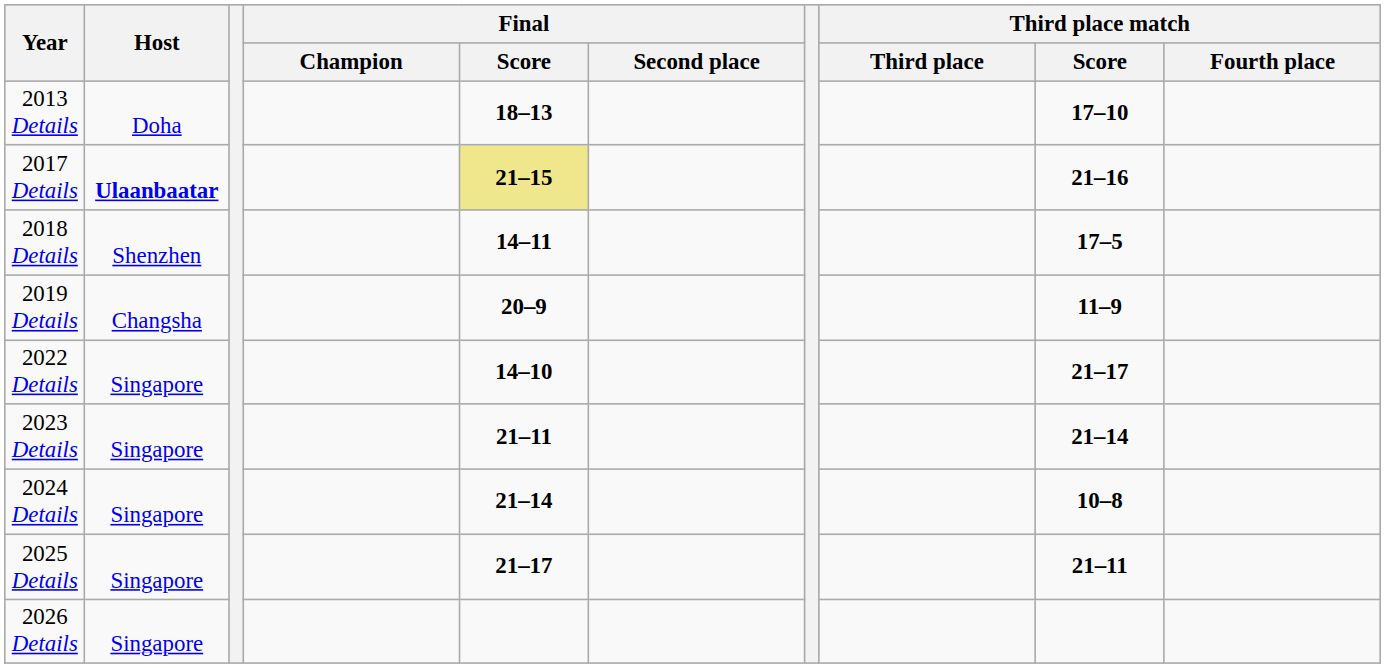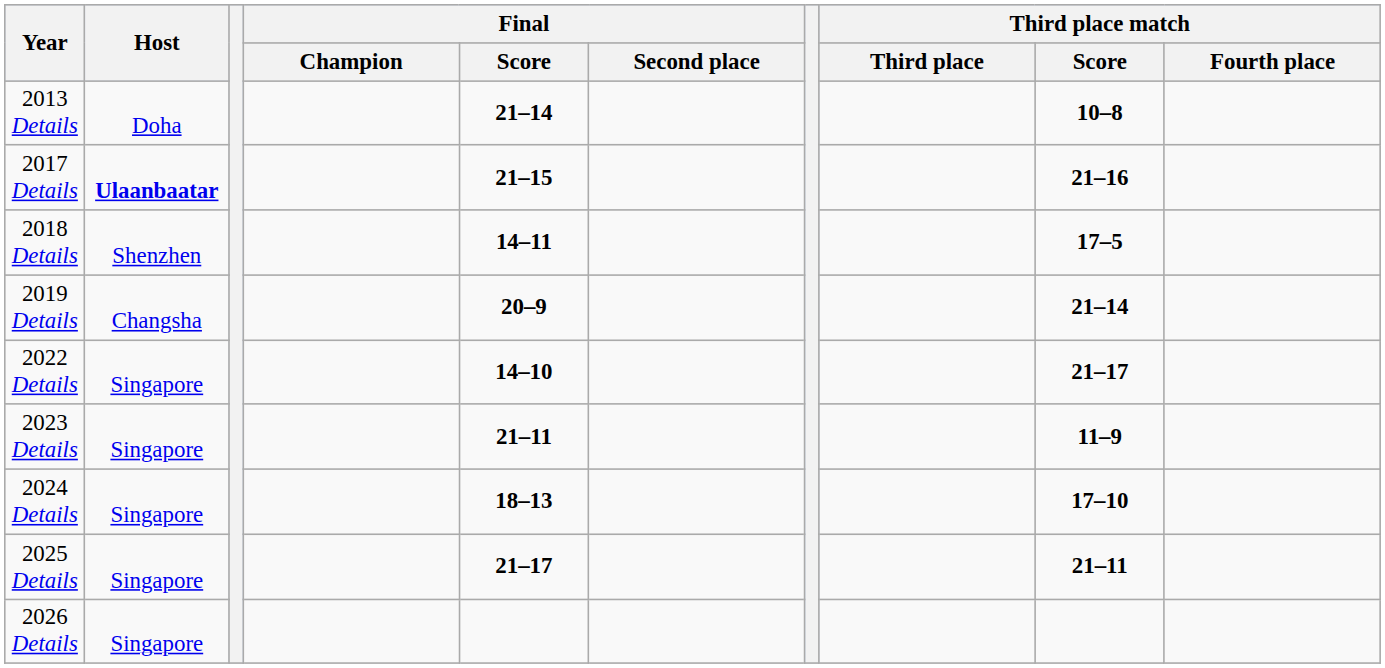(524, 112) 18–13 -> (524, 112) 21–14
(1100, 112) 17–10 -> (1100, 112) 10–8
(524, 177) khaki background -> (524, 177) no background
(1100, 307) 11–9 -> (1100, 307) 21–14
(1100, 436) 21–14 -> (1100, 436) 11–9
(524, 501) 21–14 -> (524, 501) 18–13
(1100, 501) 10–8 -> (1100, 501) 17–10
